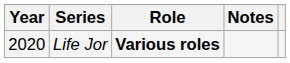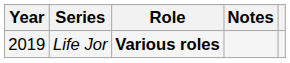(27, 44) 2020 -> (27, 44) 2019
